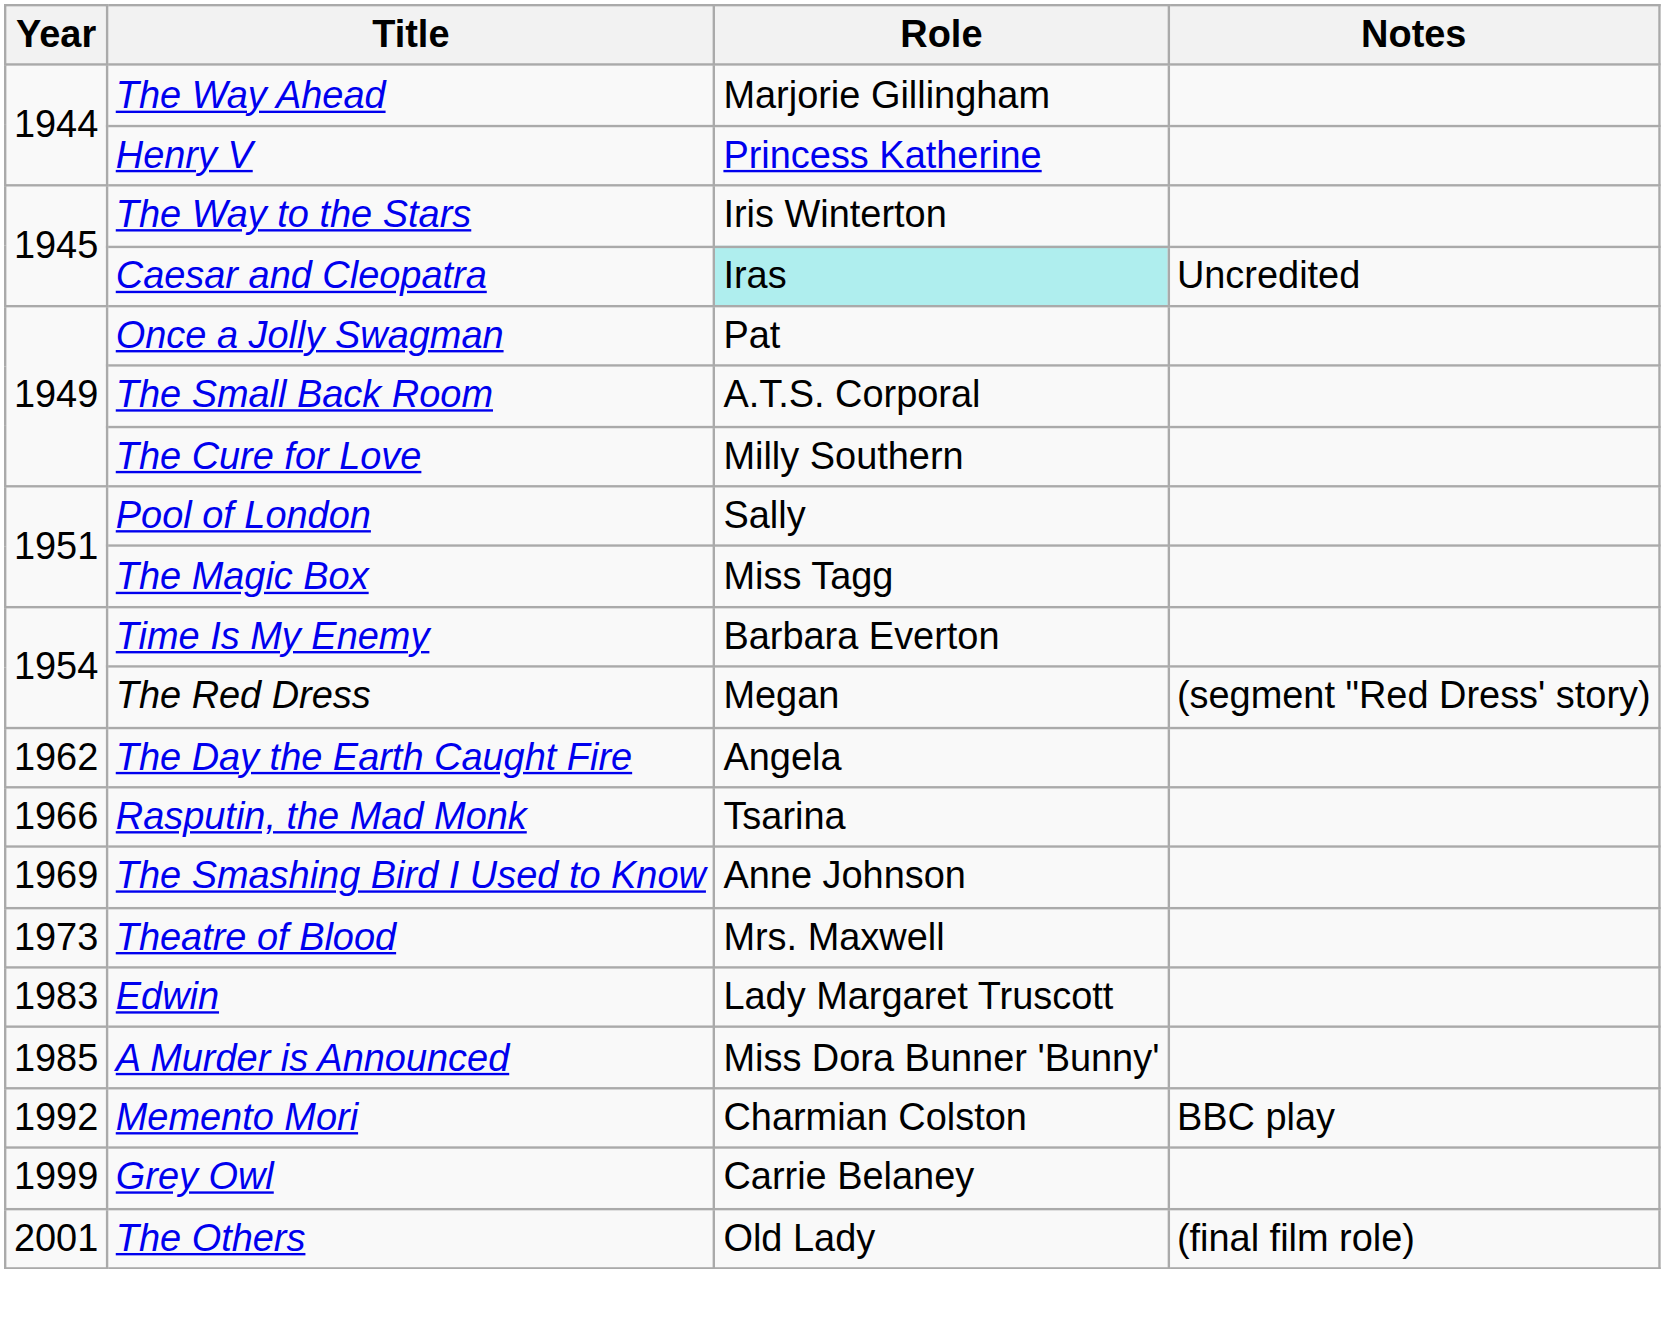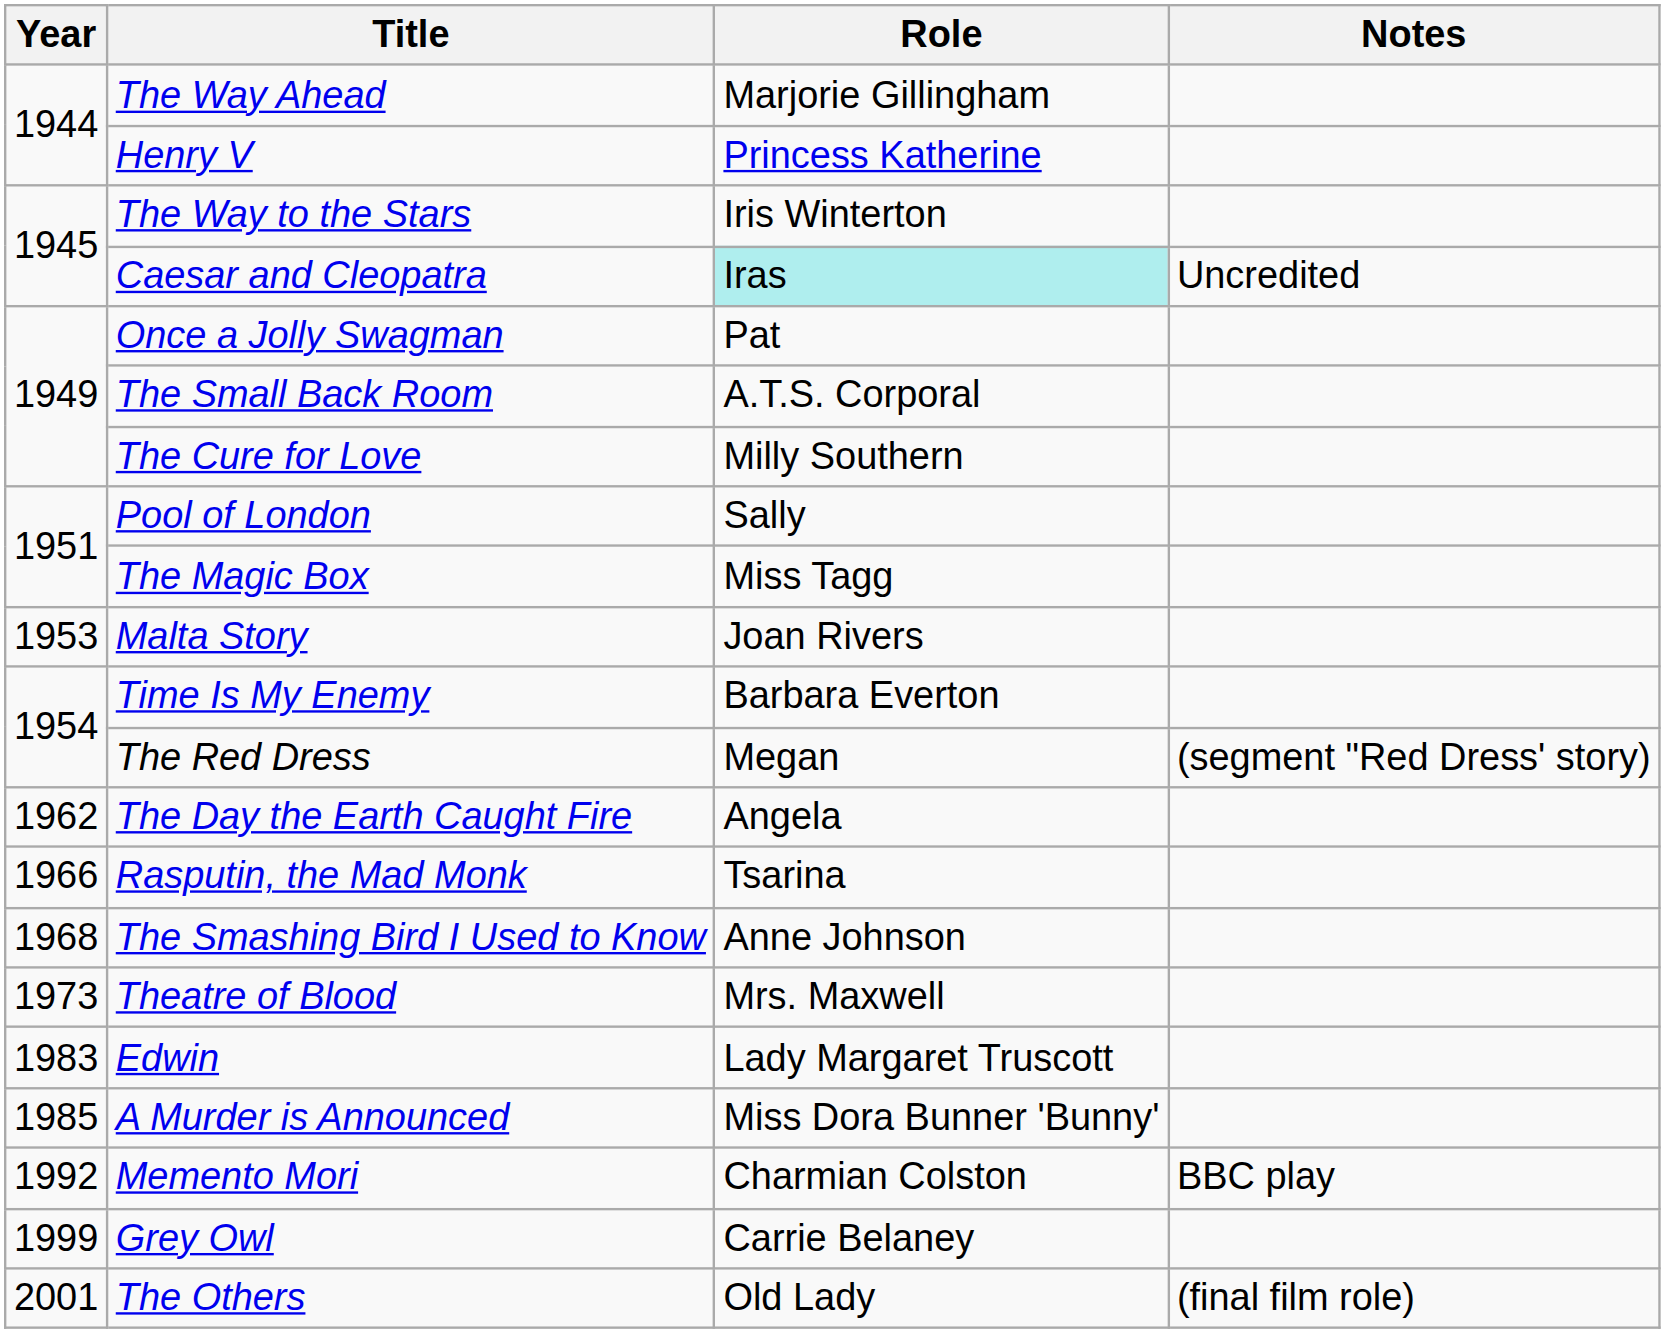+ row: (212, 635)
(56, 876) 1969 -> (56, 936) 1968
